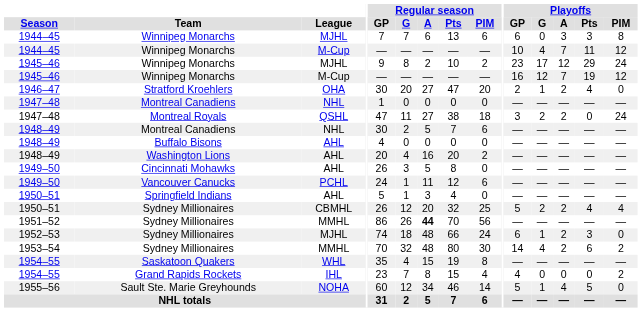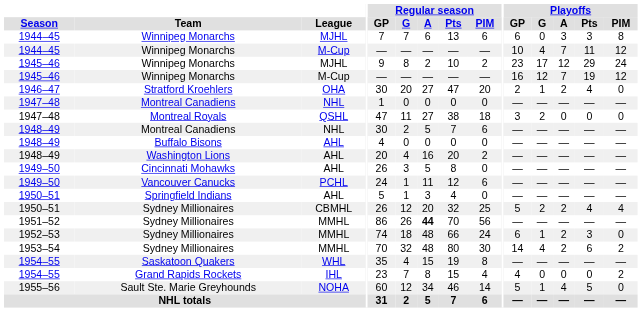(564, 116) 2 -> (564, 116) 0
(621, 116) 24 -> (621, 116) 0
(334, 235) MJHL -> (334, 235) MMHL
